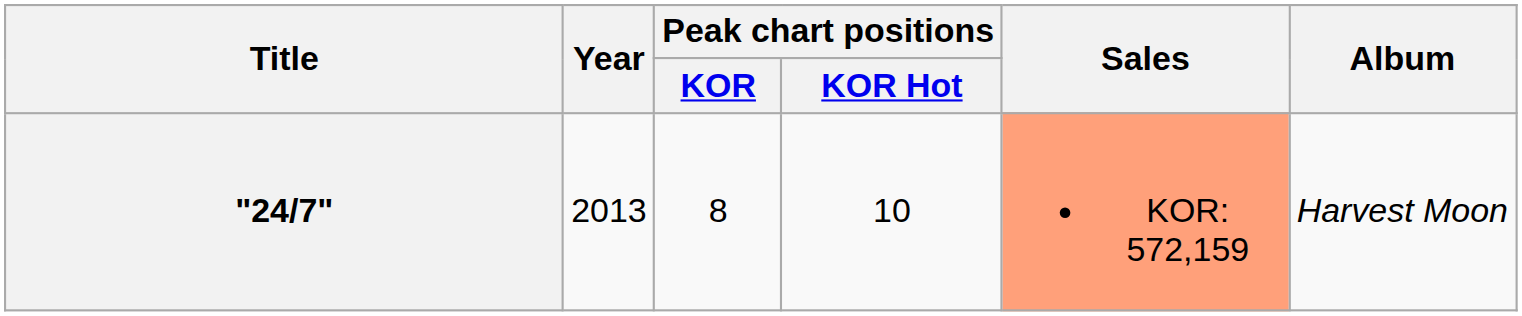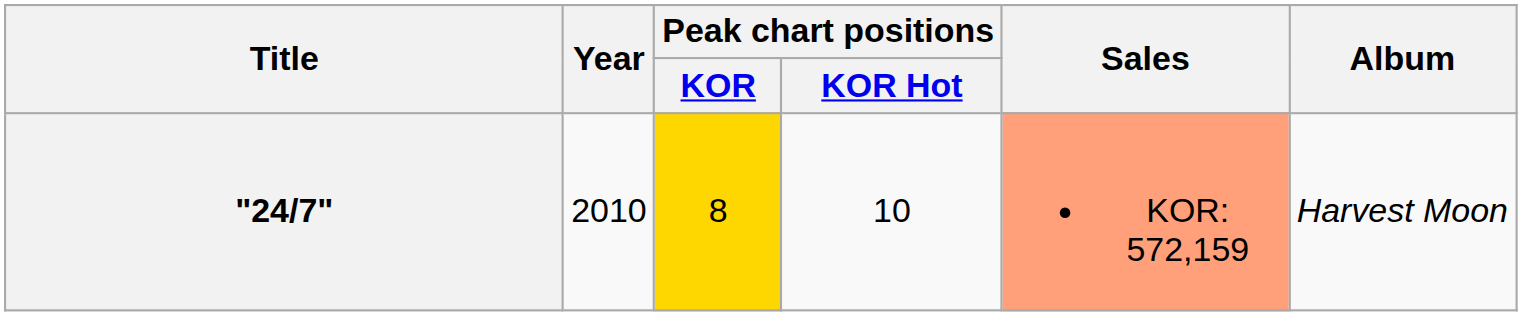(609, 211) 2013 -> (609, 211) 2010
(718, 211) no background -> (718, 211) gold background
